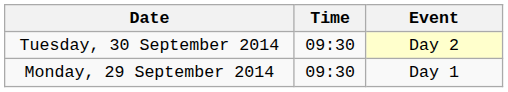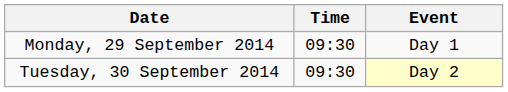rows swapped: (149, 72) <-> (149, 45)
